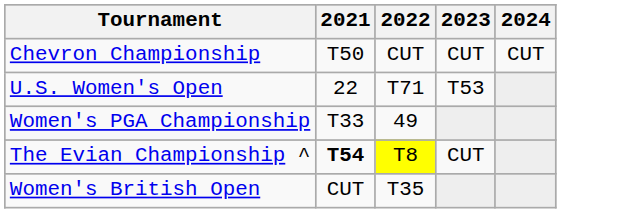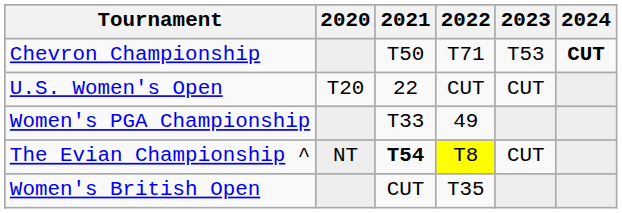+ column: (345, 22)
(406, 56) CUT -> (466, 56) T71
(466, 56) CUT -> (526, 56) T53
(526, 56) normal -> (586, 56) bold
(406, 89) T71 -> (466, 89) CUT
(466, 89) T53 -> (526, 89) CUT
